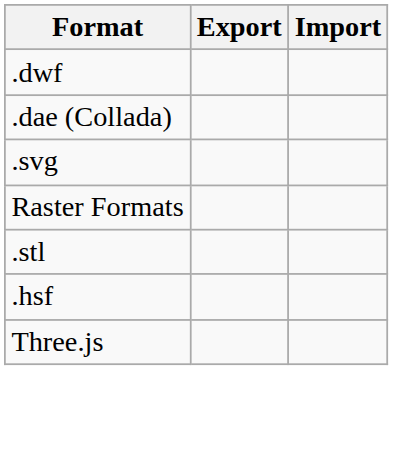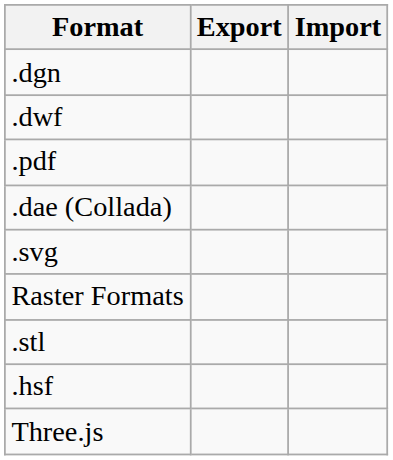+ row: (36, 71)
+ row: (34, 161)
